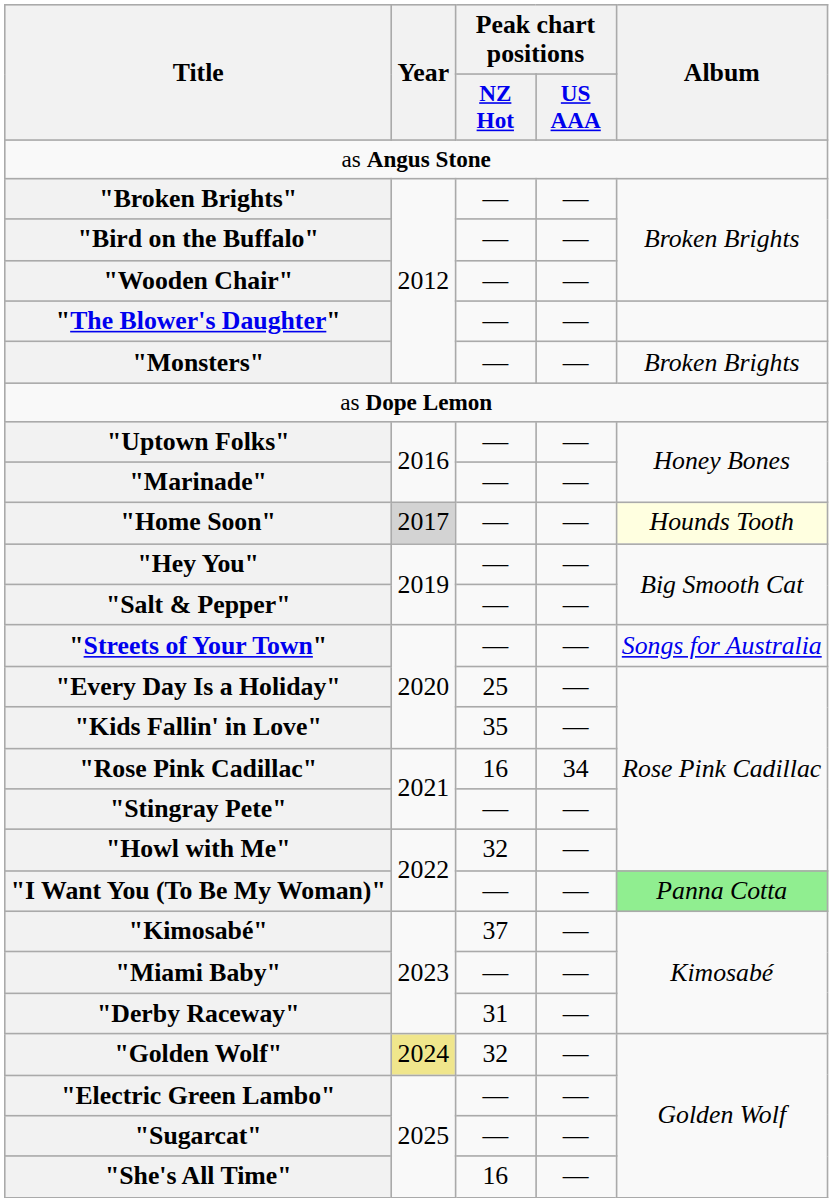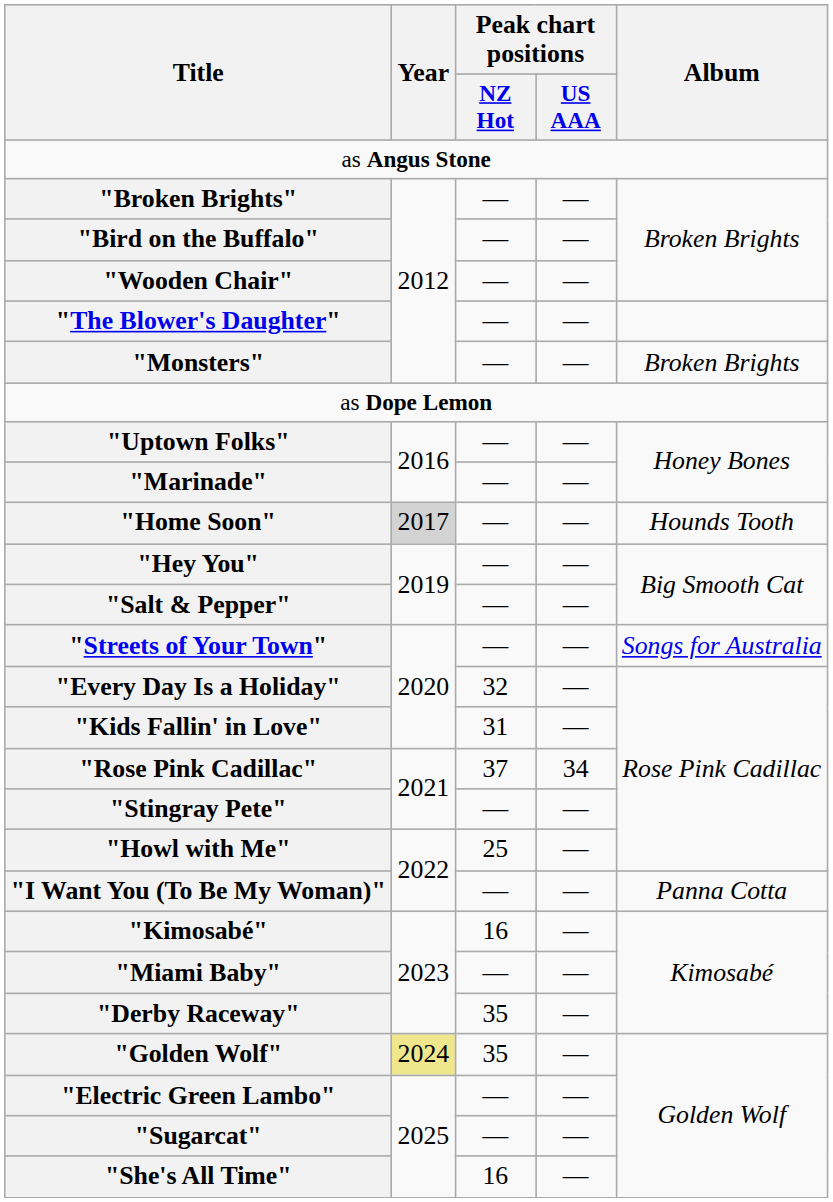(722, 522) lightyellow background -> (722, 522) no background
(495, 686) 25 -> (495, 686) 32
(495, 727) 35 -> (495, 727) 31
(495, 767) 16 -> (495, 767) 37
(495, 849) 32 -> (495, 849) 25
(722, 890) lightgreen background -> (722, 890) no background
(495, 931) 37 -> (495, 931) 16
(495, 1013) 31 -> (495, 1013) 35
(495, 1053) 32 -> (495, 1053) 35
